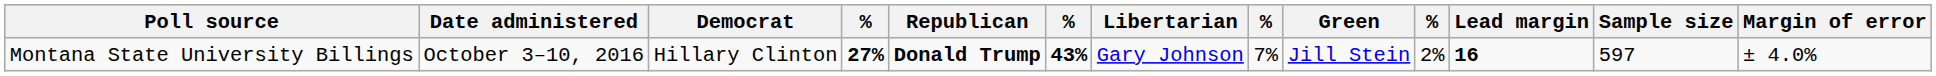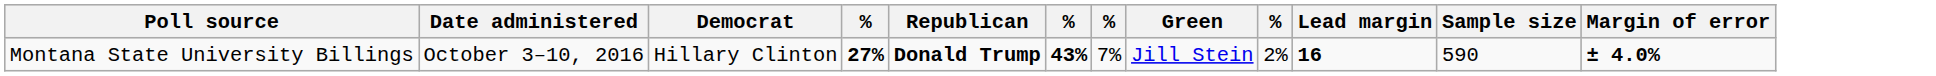- column: (1170, 21)
(1617, 55) 597 -> (1460, 55) 590
(1780, 55) normal -> (1623, 55) bold
